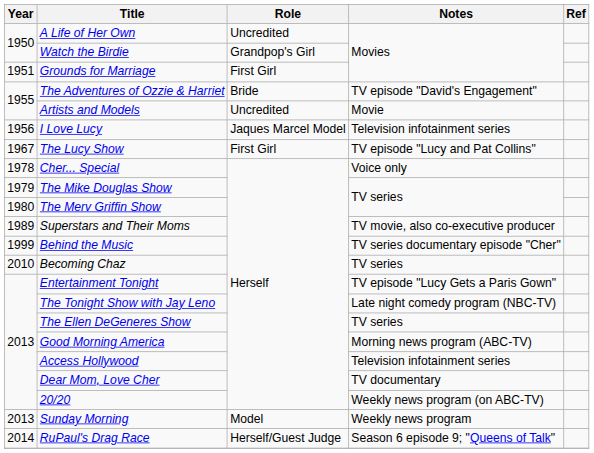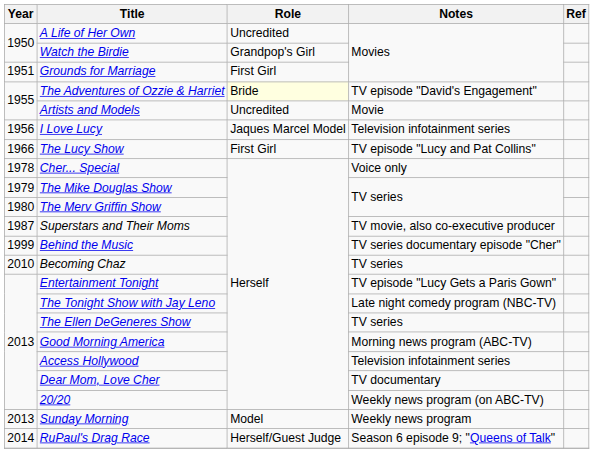(244, 91) no background -> (244, 91) lightyellow background
(21, 149) 1967 -> (21, 149) 1966
(21, 226) 1989 -> (21, 226) 1987
